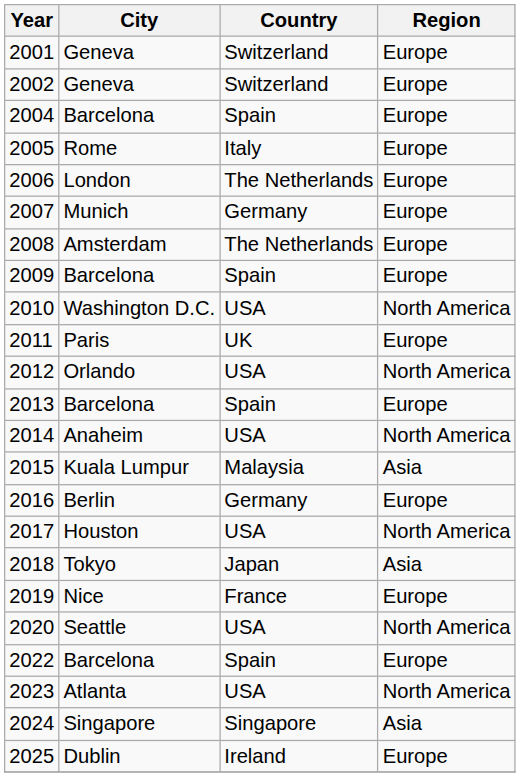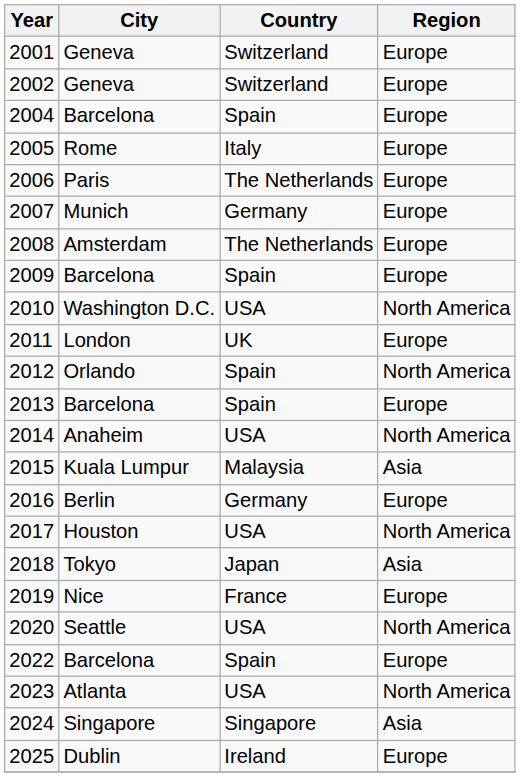(97, 180) London -> (86, 180) Paris
(86, 340) Paris -> (97, 340) London
(245, 372) USA -> (250, 372) Spain
